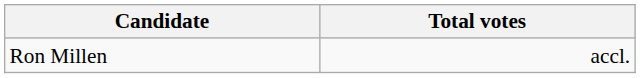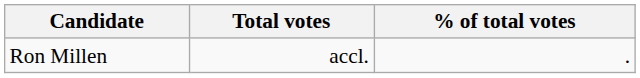+ column: (504, 21)
